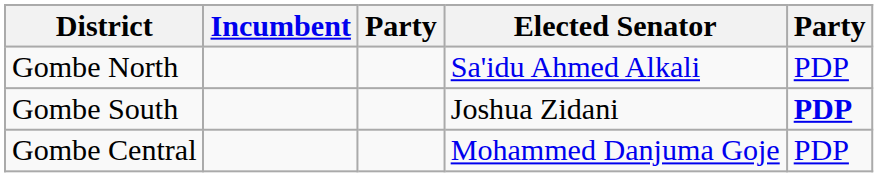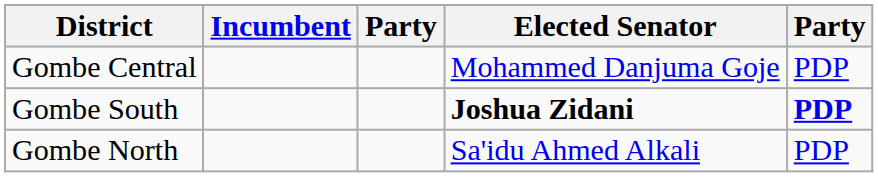rows swapped: (104, 150) <-> (95, 67)
(535, 108) normal -> (542, 108) bold
